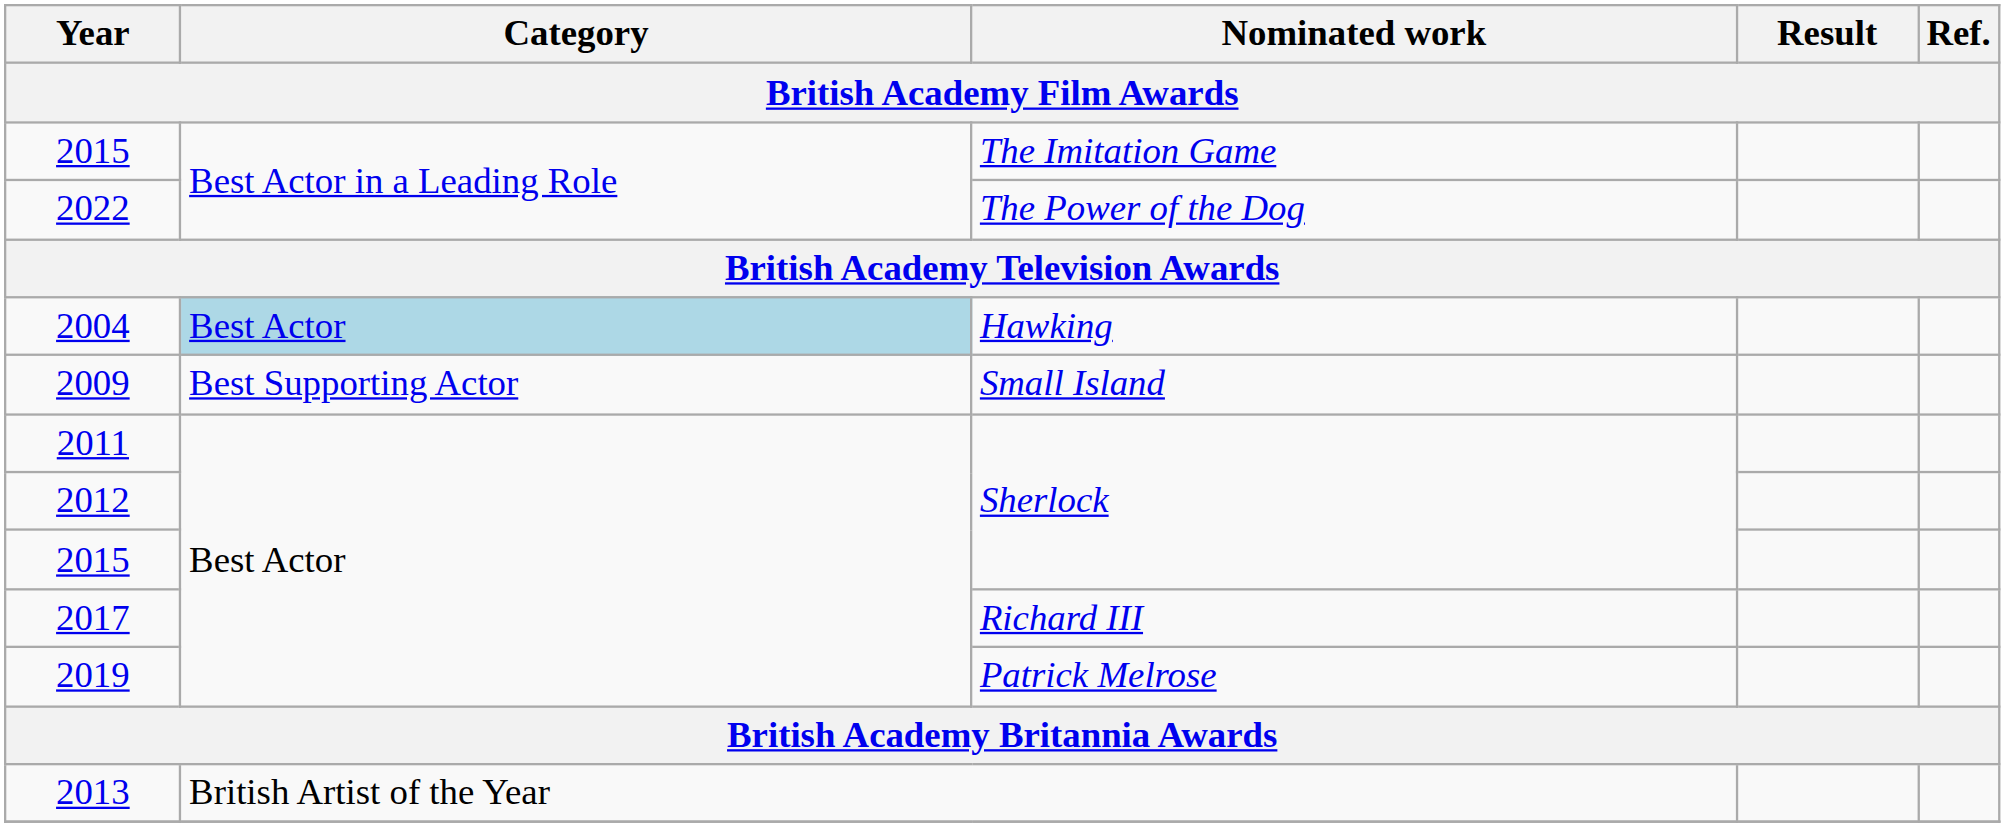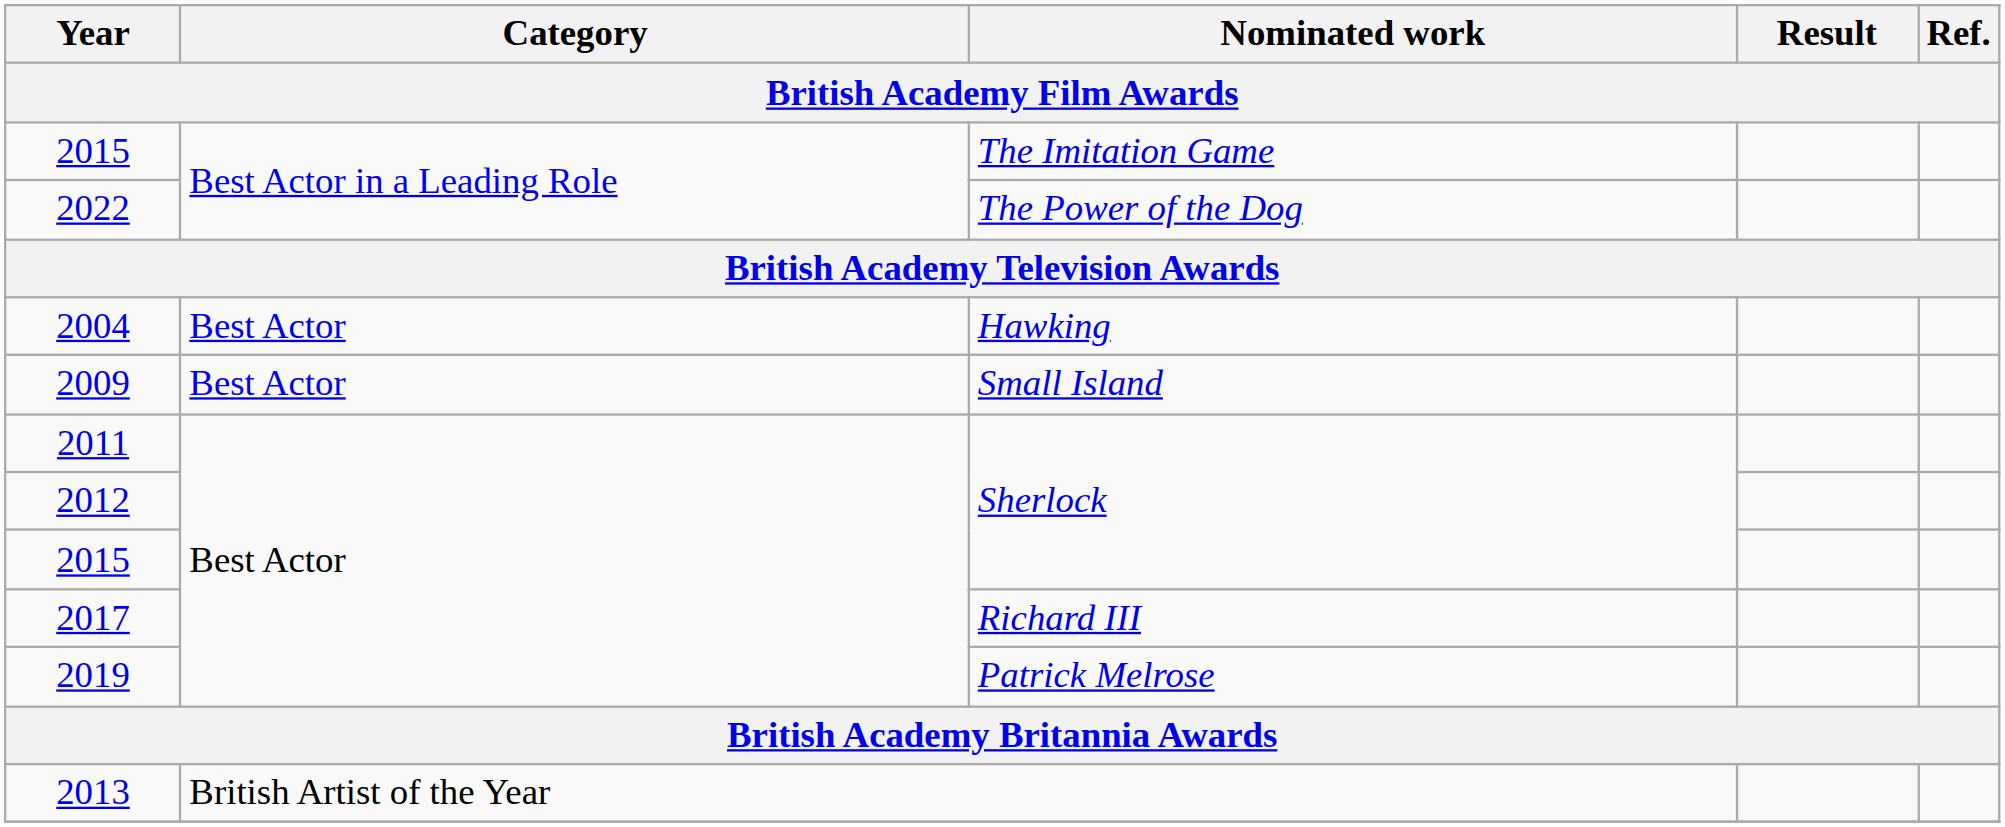(267, 325) lightblue background -> (268, 325) no background
(354, 383) Best Supporting Actor -> (268, 383) Best Actor
